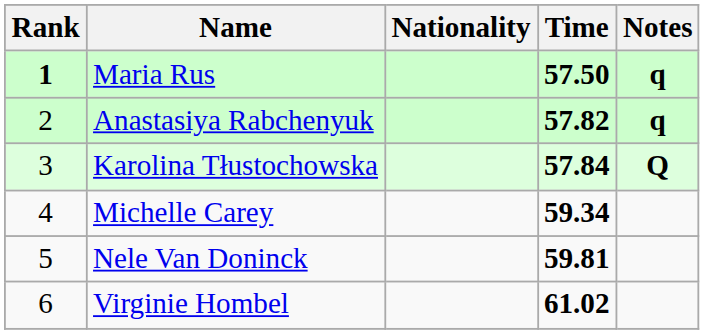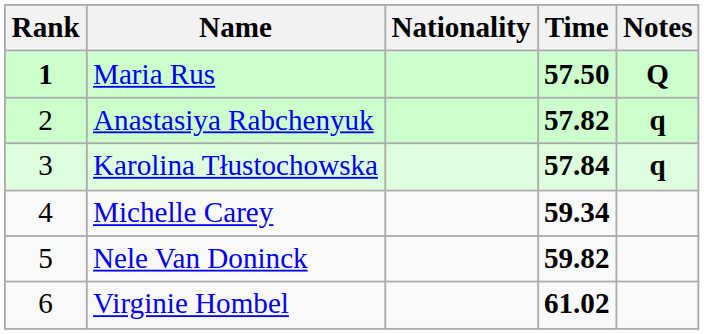(658, 73) q -> (658, 73) Q
(658, 166) Q -> (658, 166) q
(577, 258) 59.81 -> (577, 258) 59.82
